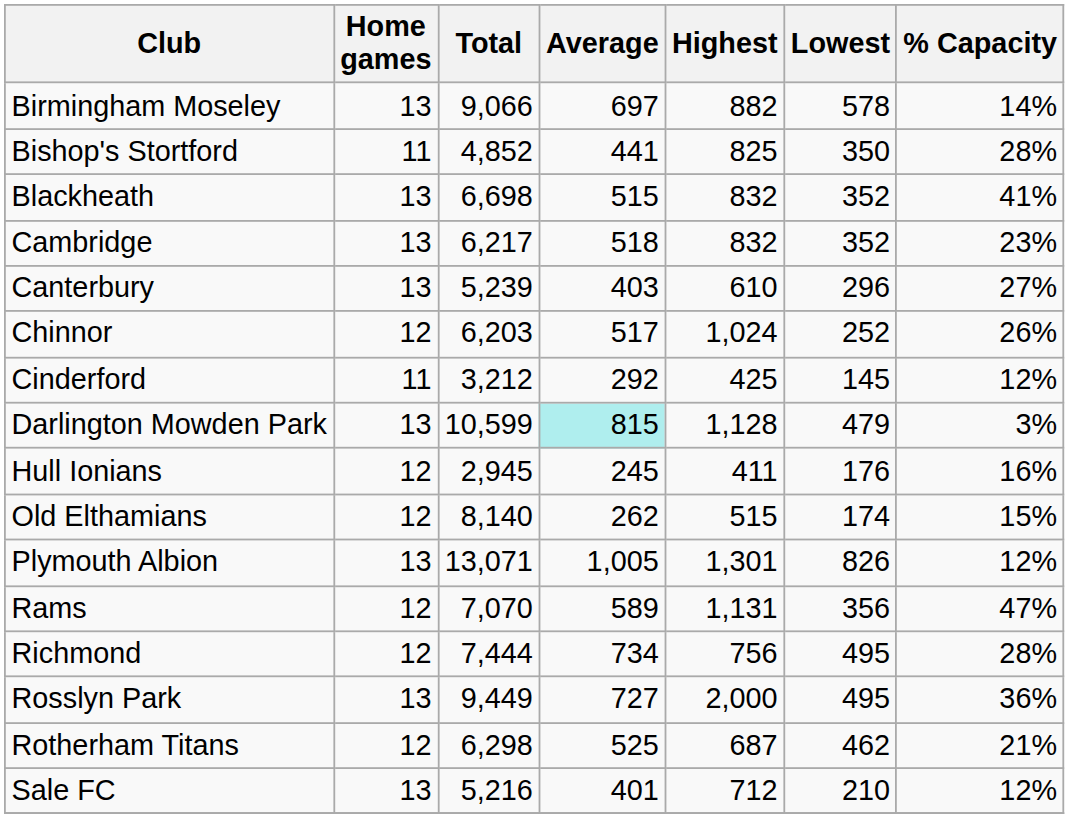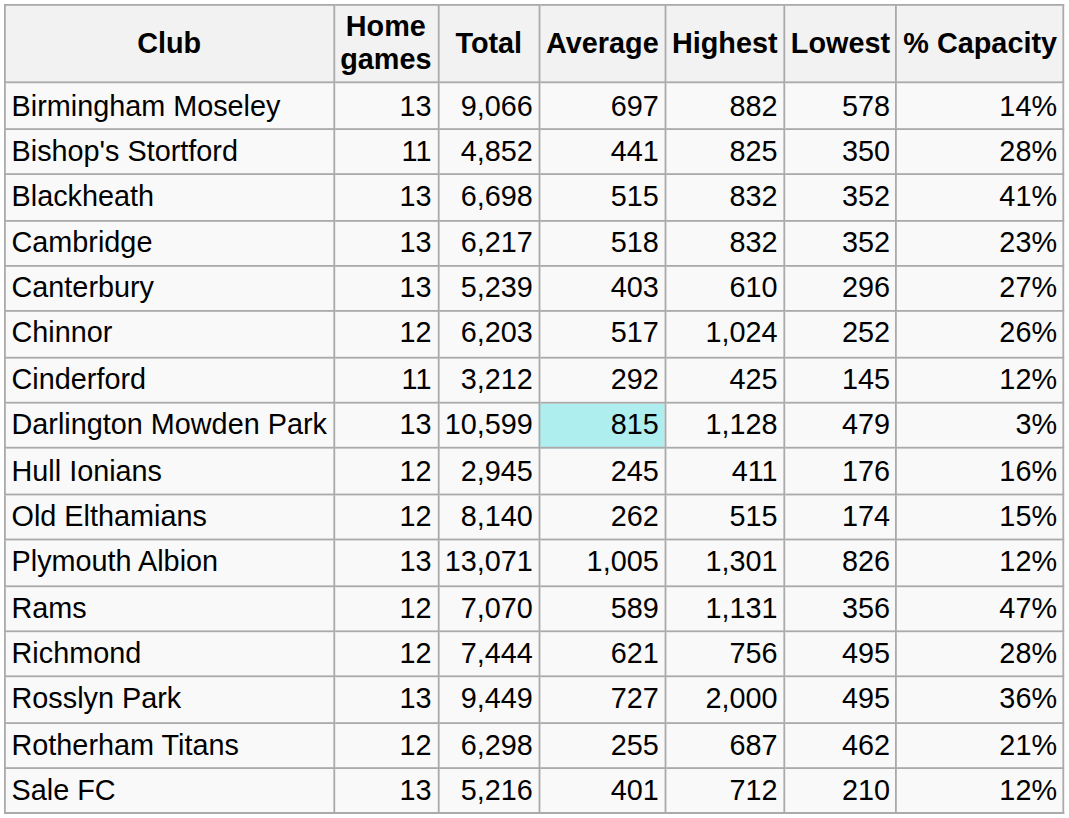(635, 653) 734 -> (635, 653) 621
(635, 744) 525 -> (635, 744) 255
